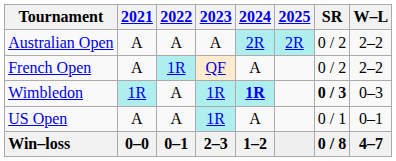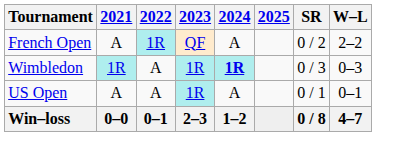- row: (61, 42)
(332, 93) bold -> (311, 67) normal
